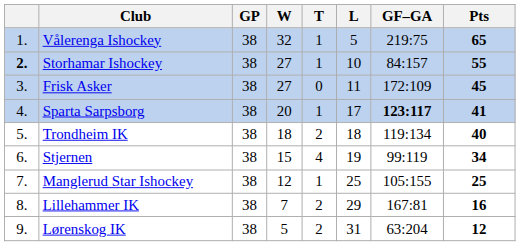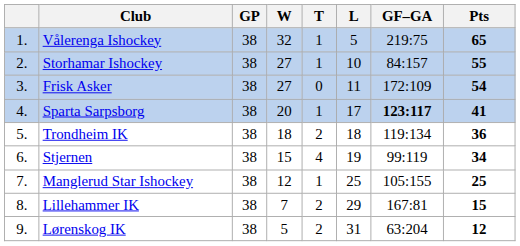(22, 63) bold -> (22, 63) normal
(479, 87) 45 -> (479, 87) 54
(479, 134) 40 -> (479, 134) 36
(479, 205) 16 -> (479, 205) 15
